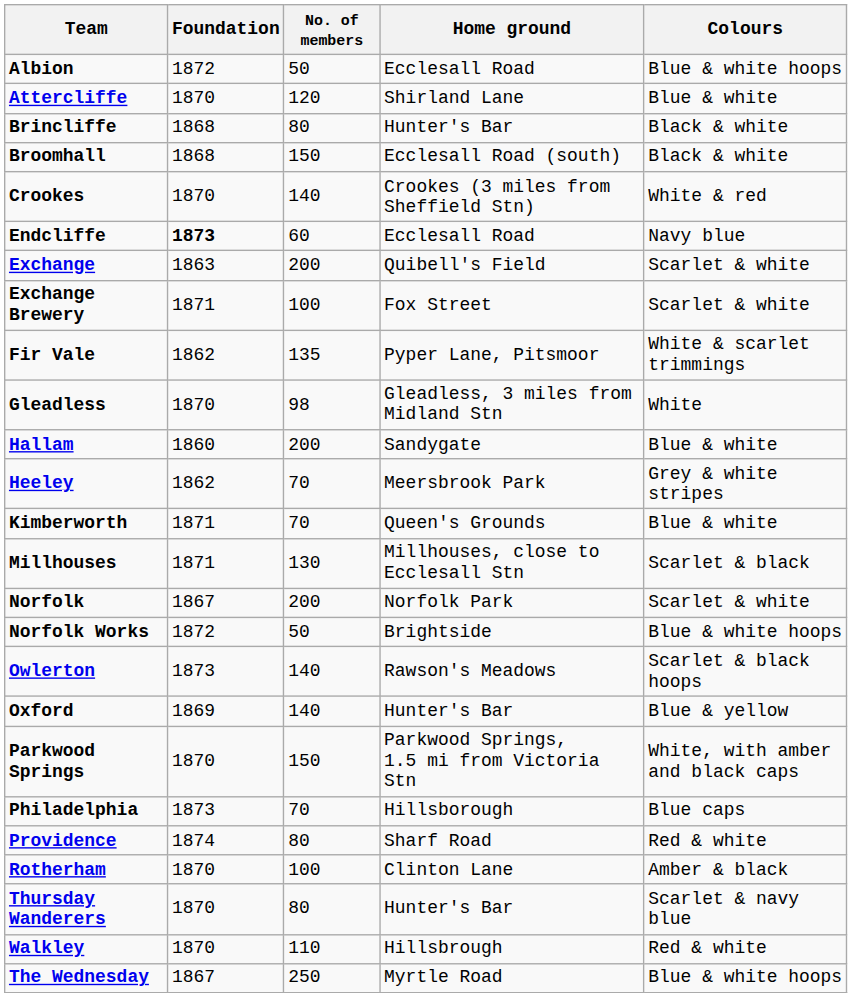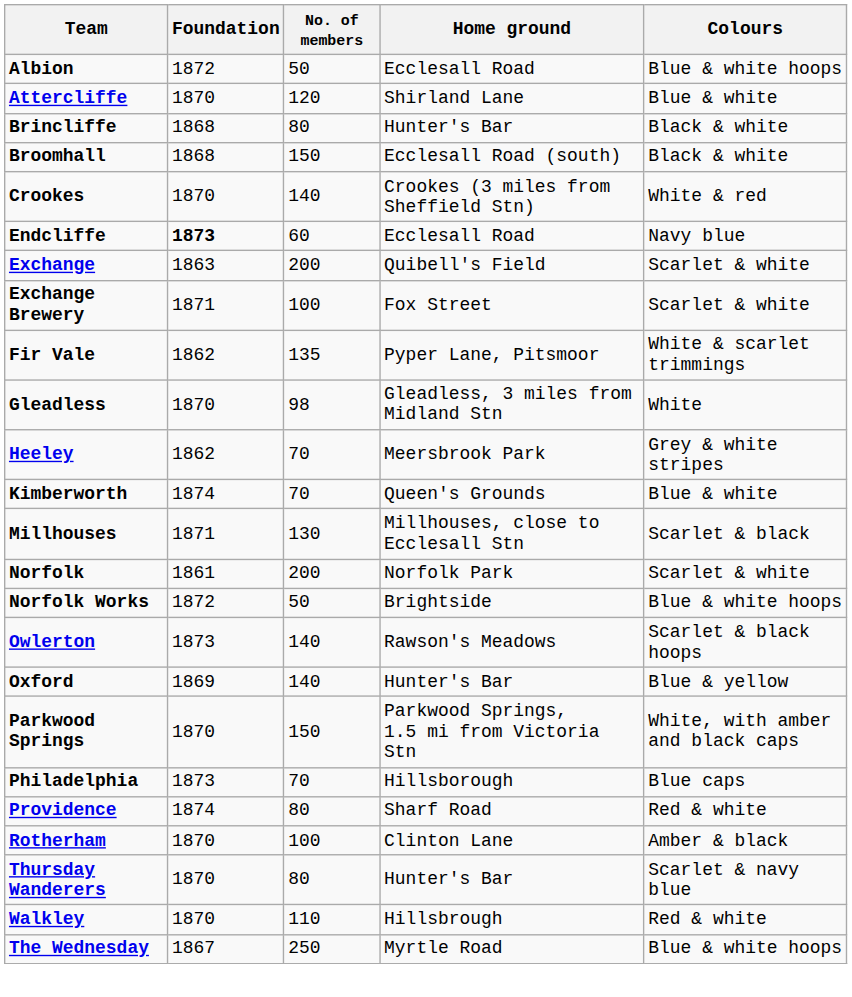- row: (41, 444)
(194, 524) 1871 -> (194, 494) 1874
(194, 603) 1867 -> (194, 574) 1861
